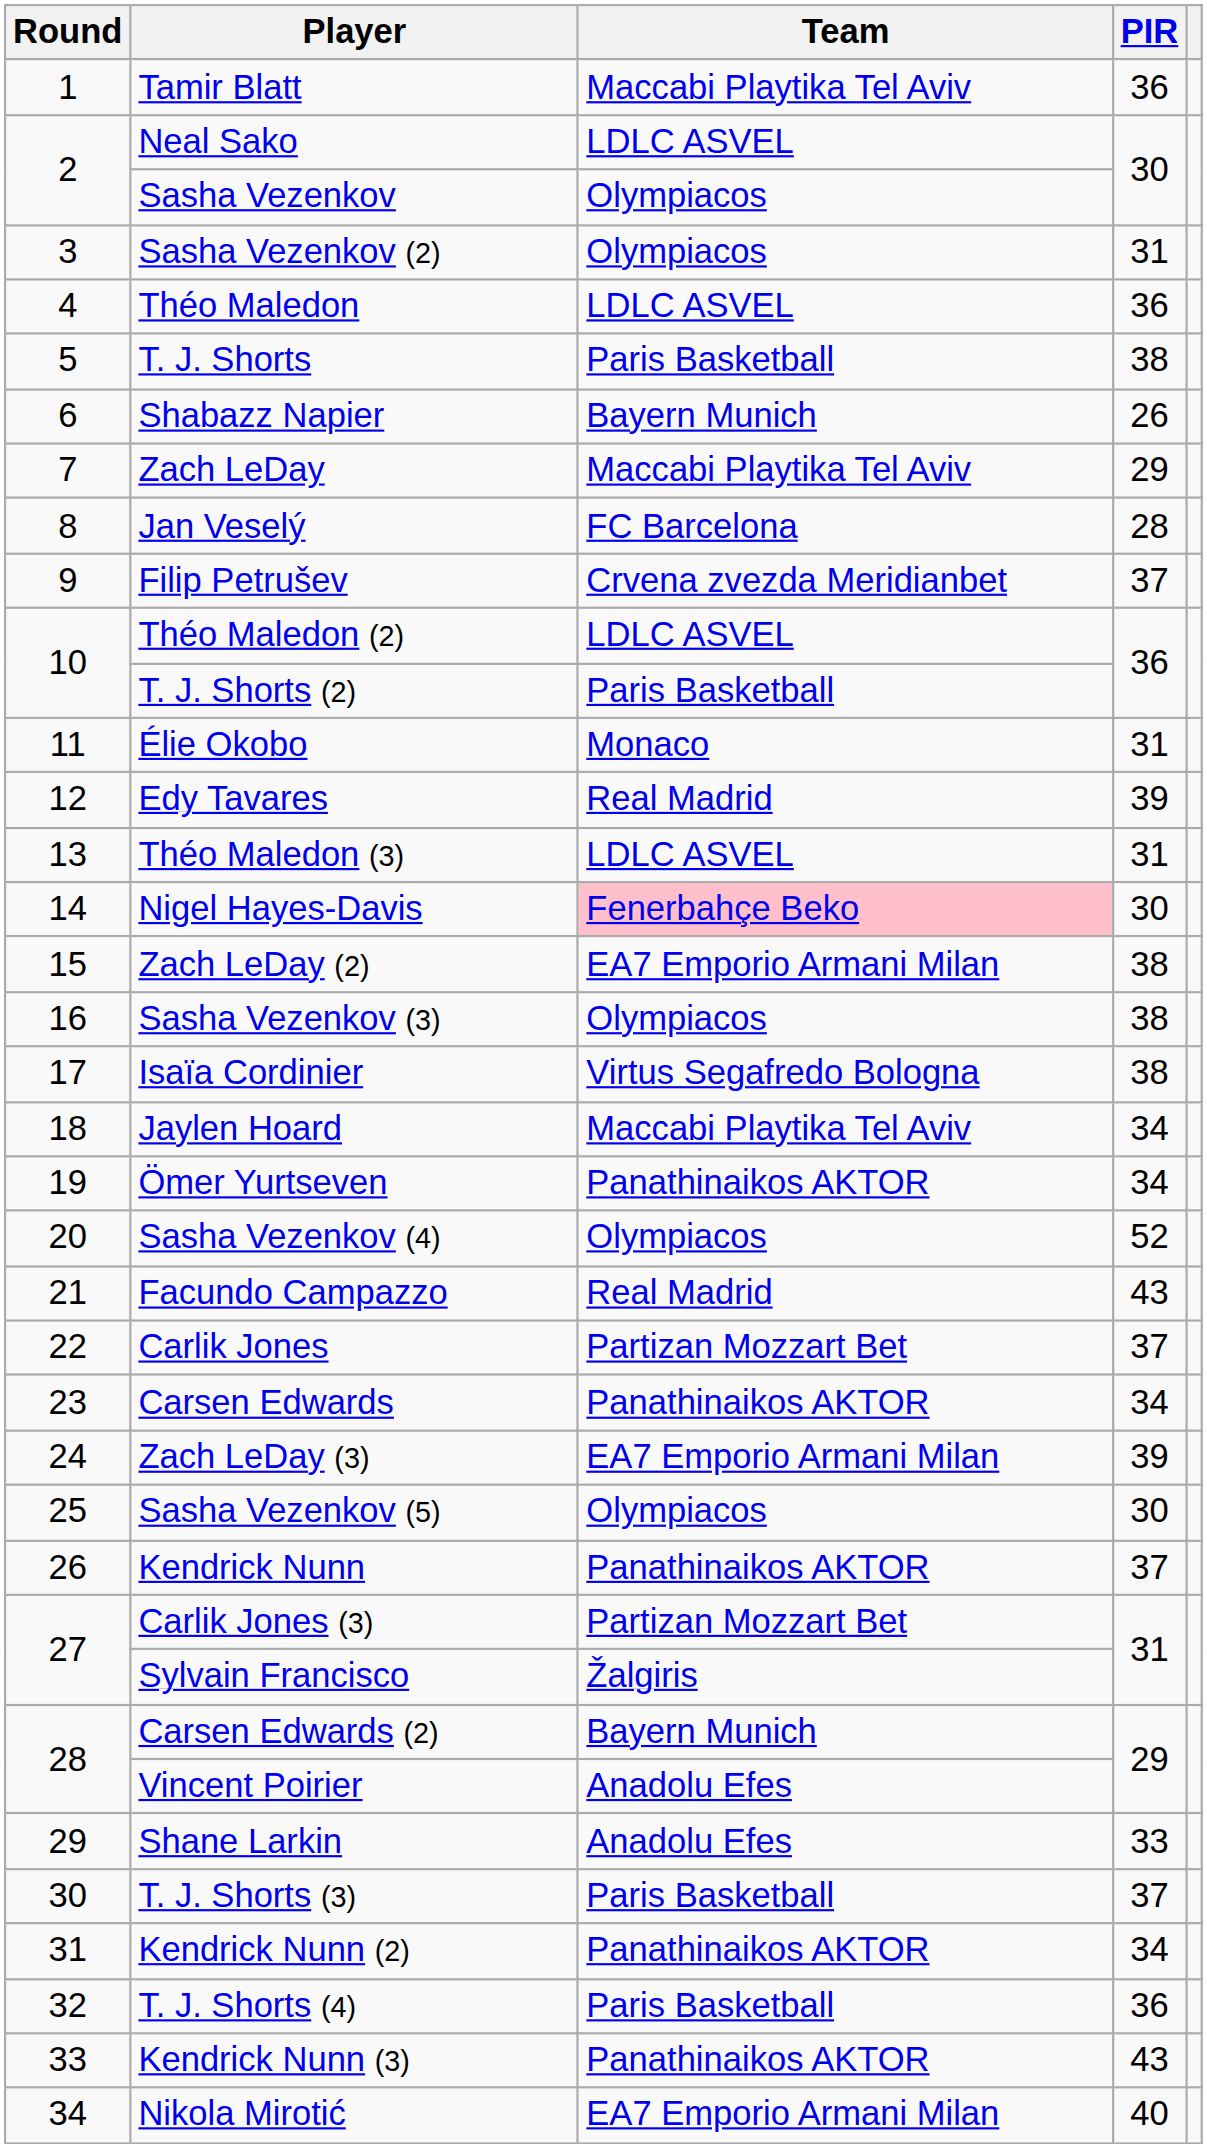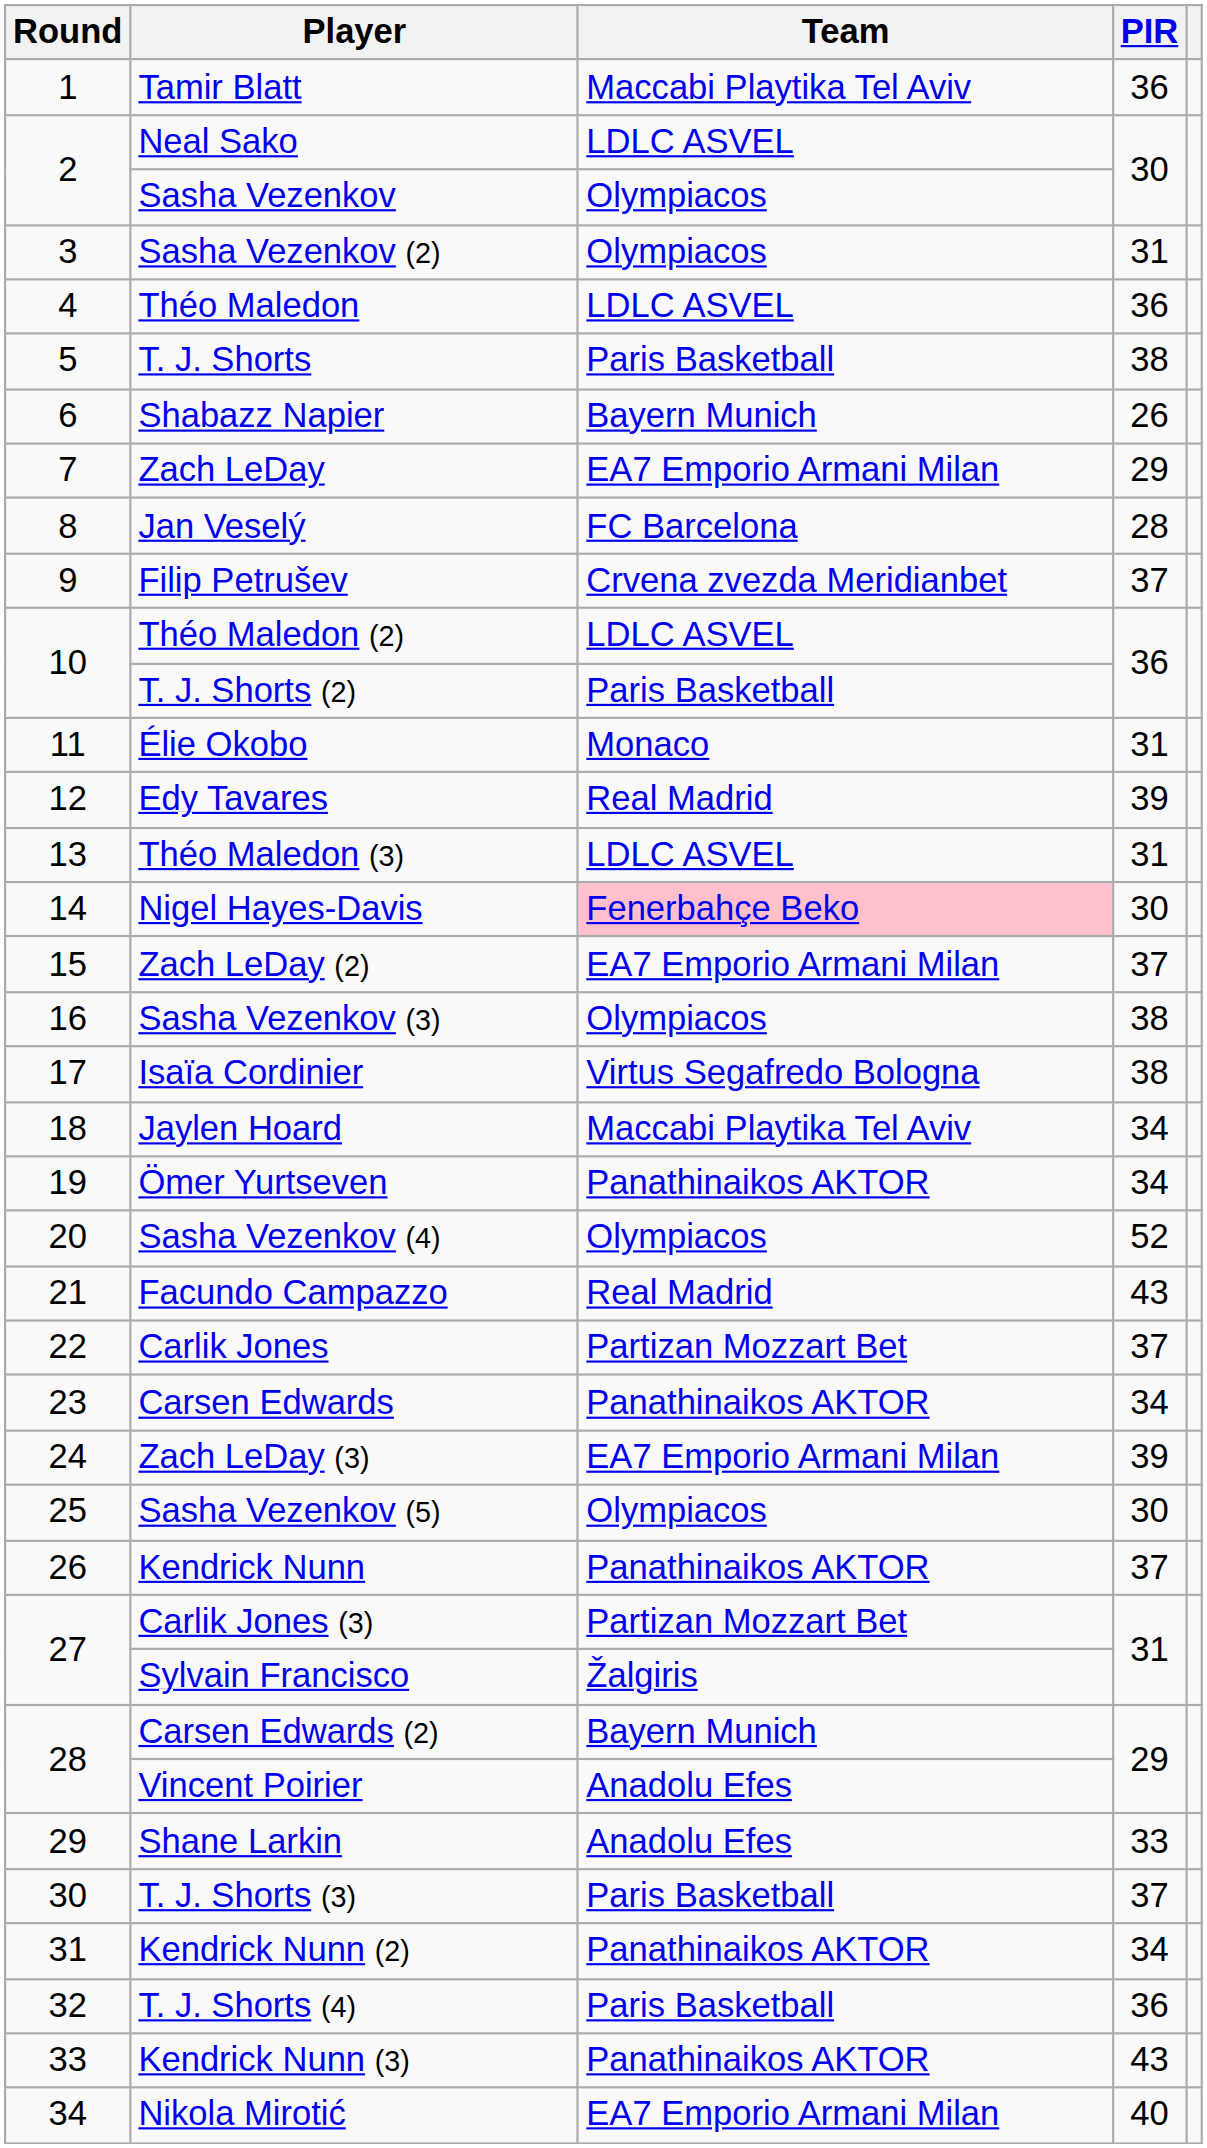(779, 470) Maccabi Playtika Tel Aviv -> (793, 470) EA7 Emporio Armani Milan
(1149, 963) 38 -> (1149, 963) 37
